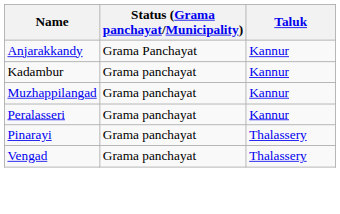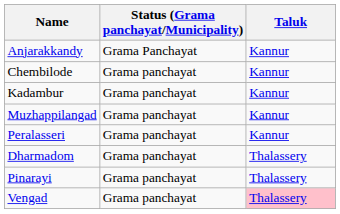+ row: (40, 72)
+ row: (41, 156)
(278, 156) no background -> (278, 198) pink background
